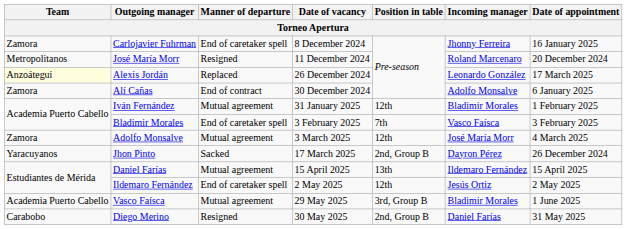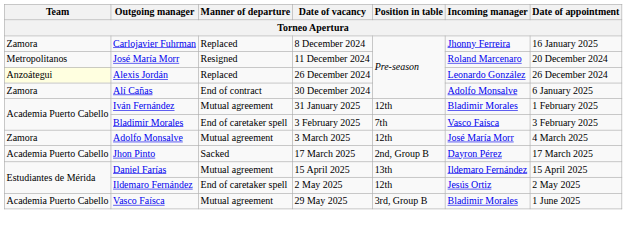(244, 43) End of caretaker spell -> (219, 43) Replaced
(563, 75) 17 March 2025 -> (570, 75) 26 December 2024
(32, 153) Yaracuyanos -> (58, 153) Academia Puerto Cabello
(570, 153) 26 December 2024 -> (563, 153) 17 March 2025
- row: (141, 216)
